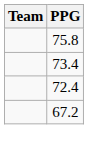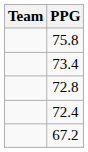+ row: (65, 87)
